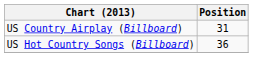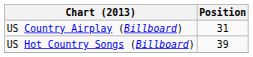(223, 44) 36 -> (223, 44) 39
